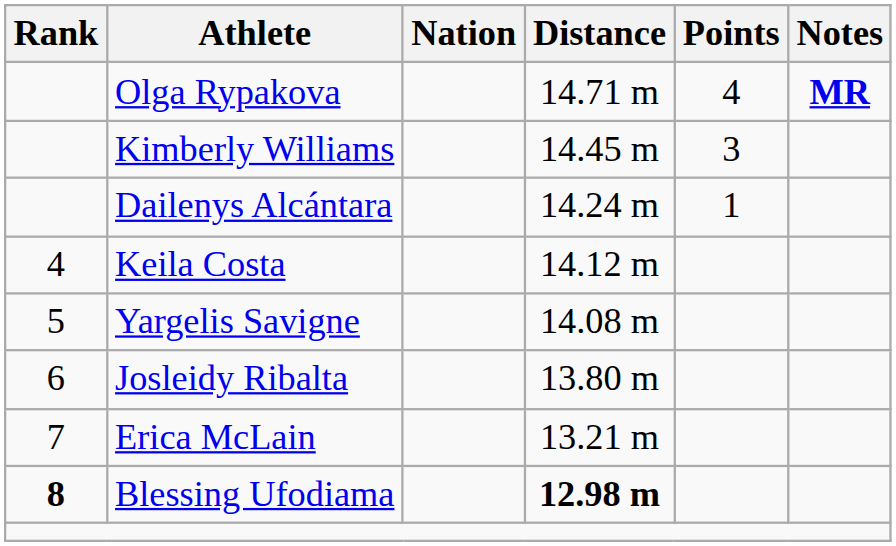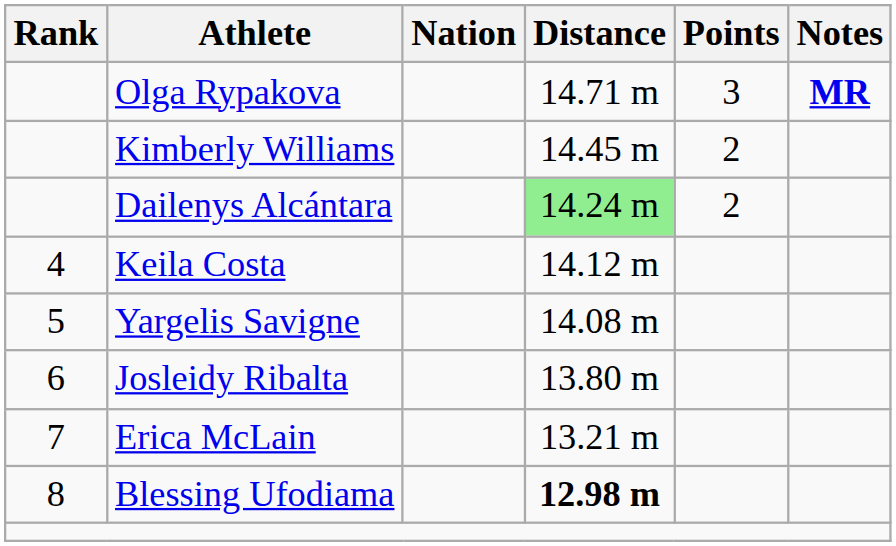(731, 90) 4 -> (731, 90) 3
(731, 148) 3 -> (731, 148) 2
(599, 206) no background -> (599, 206) lightgreen background
(731, 206) 1 -> (731, 206) 2
(56, 494) bold -> (56, 494) normal
